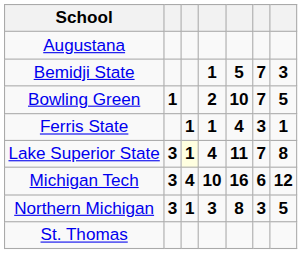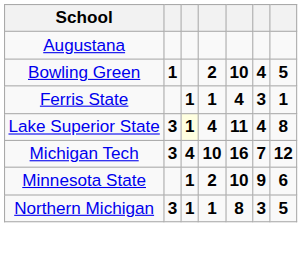- row: (84, 72)
(261, 99) 7 -> (261, 72) 4
(261, 153) 7 -> (261, 126) 4
(261, 180) 6 -> (261, 153) 7
+ row: (84, 180)
(212, 208) 3 -> (212, 208) 1
- row: (84, 235)
